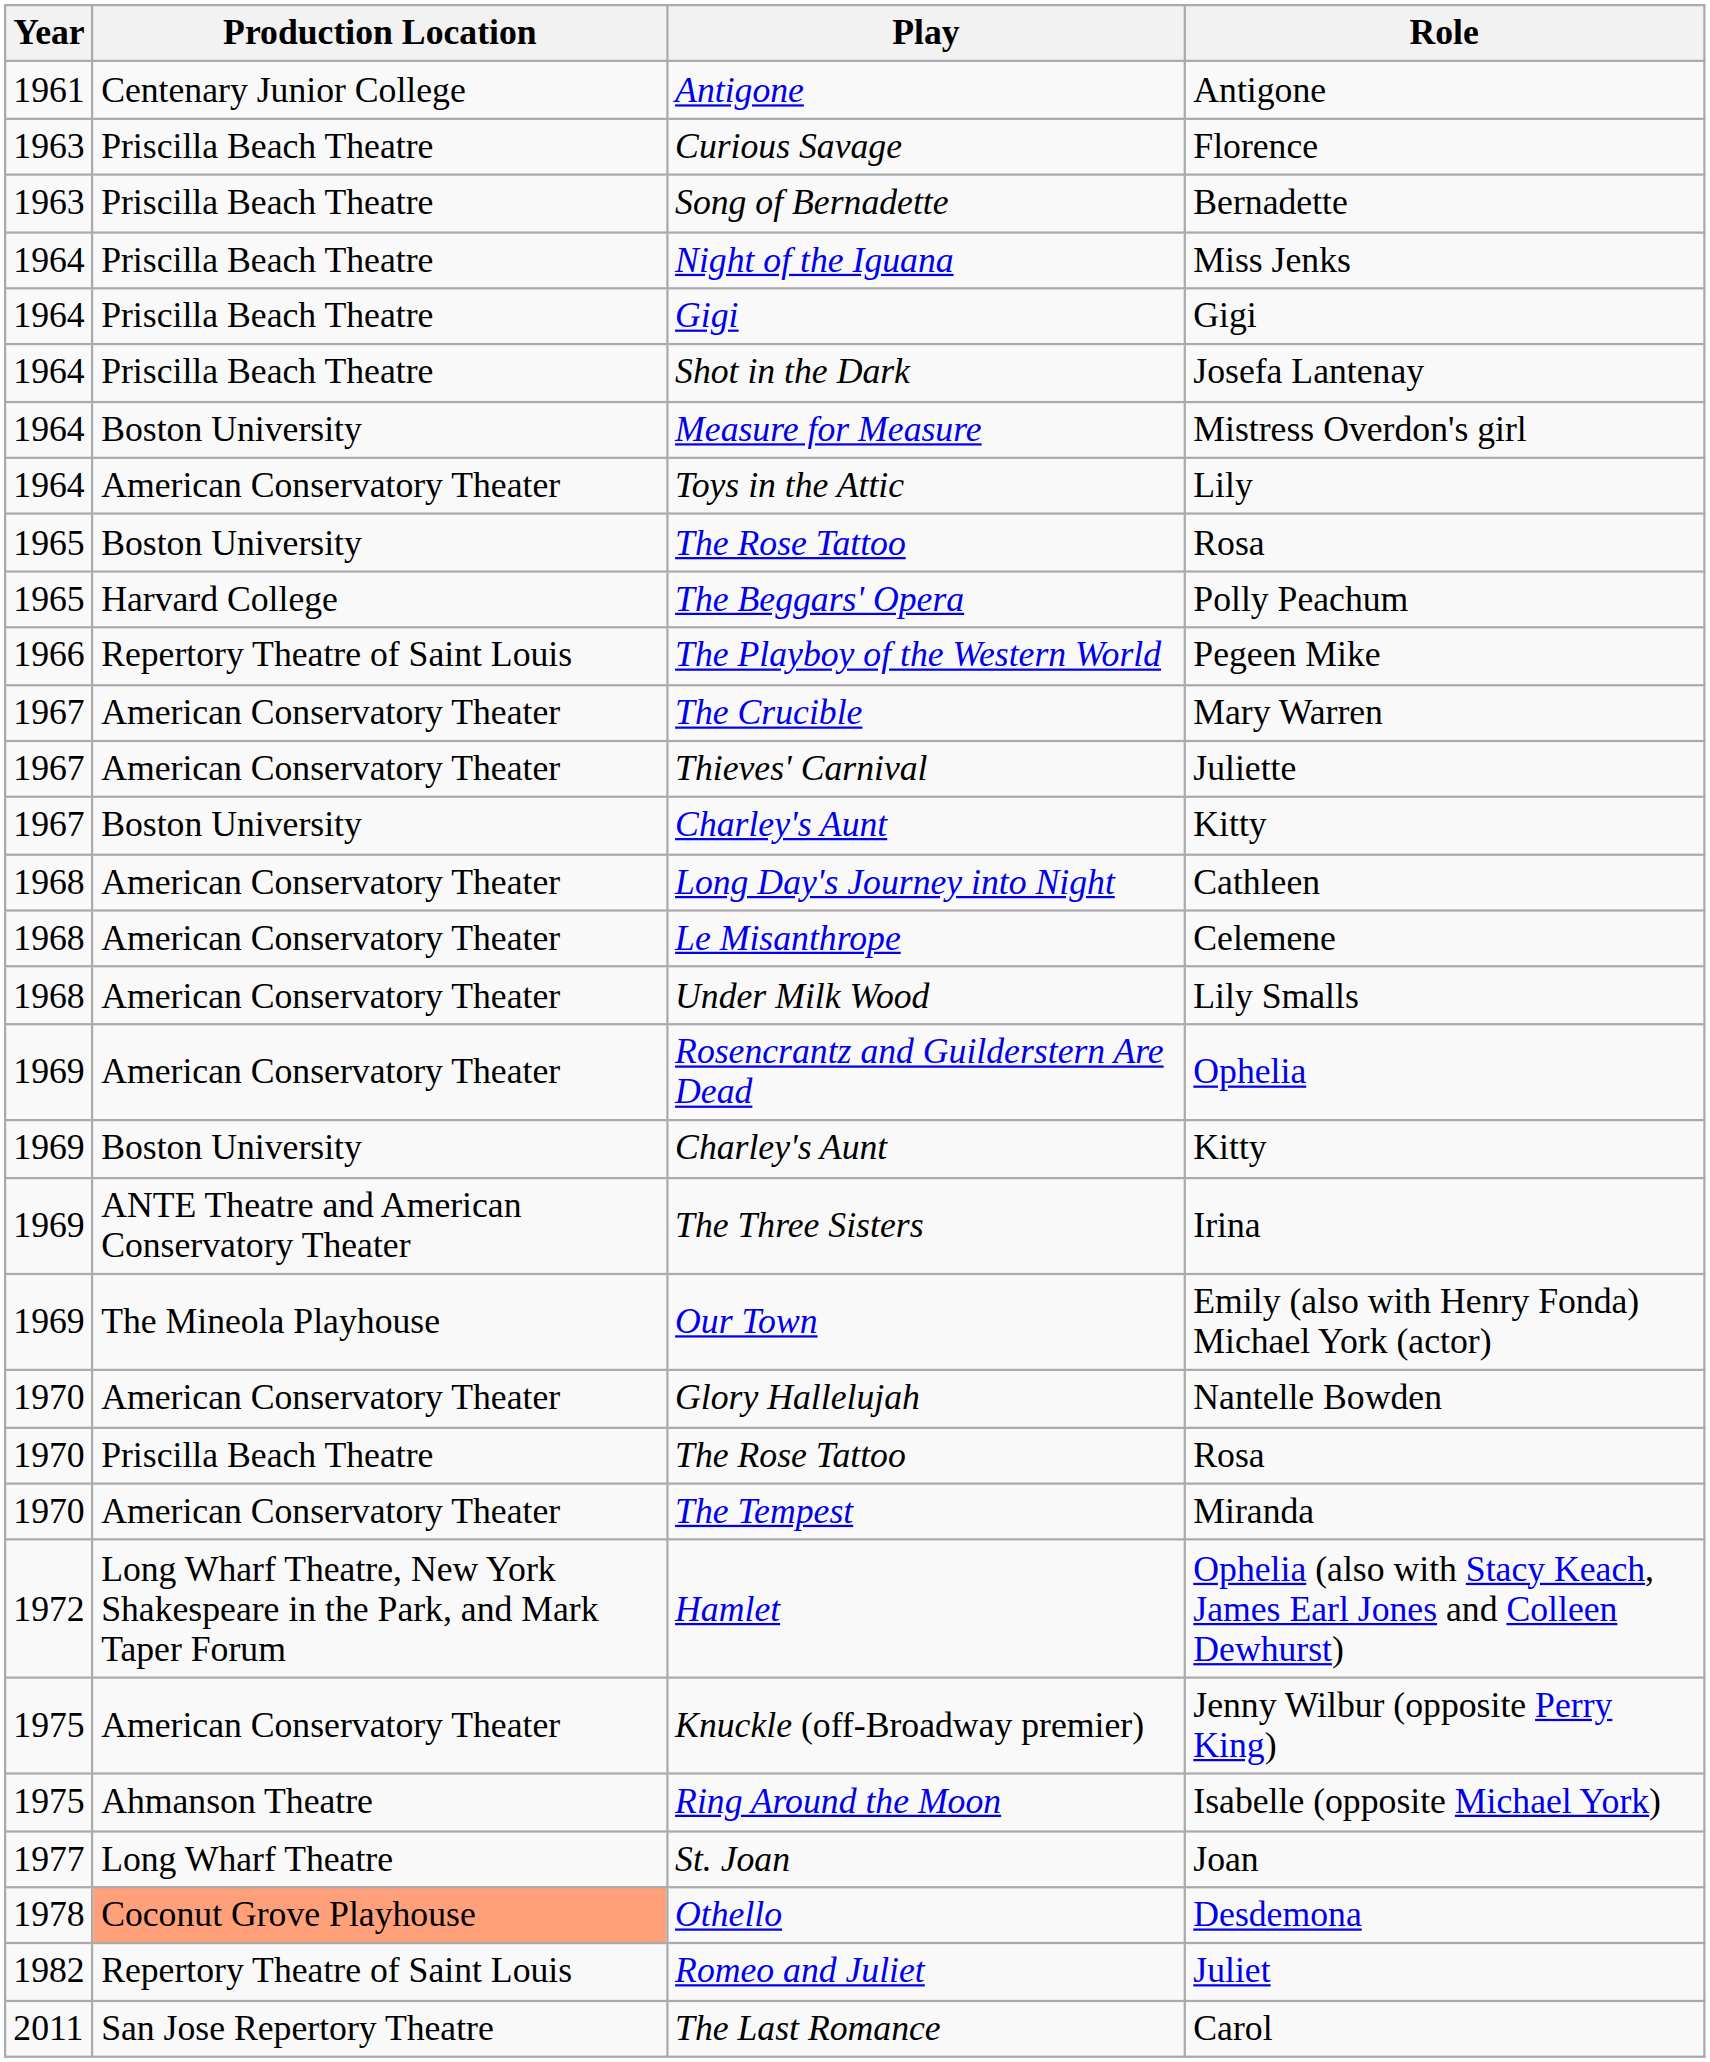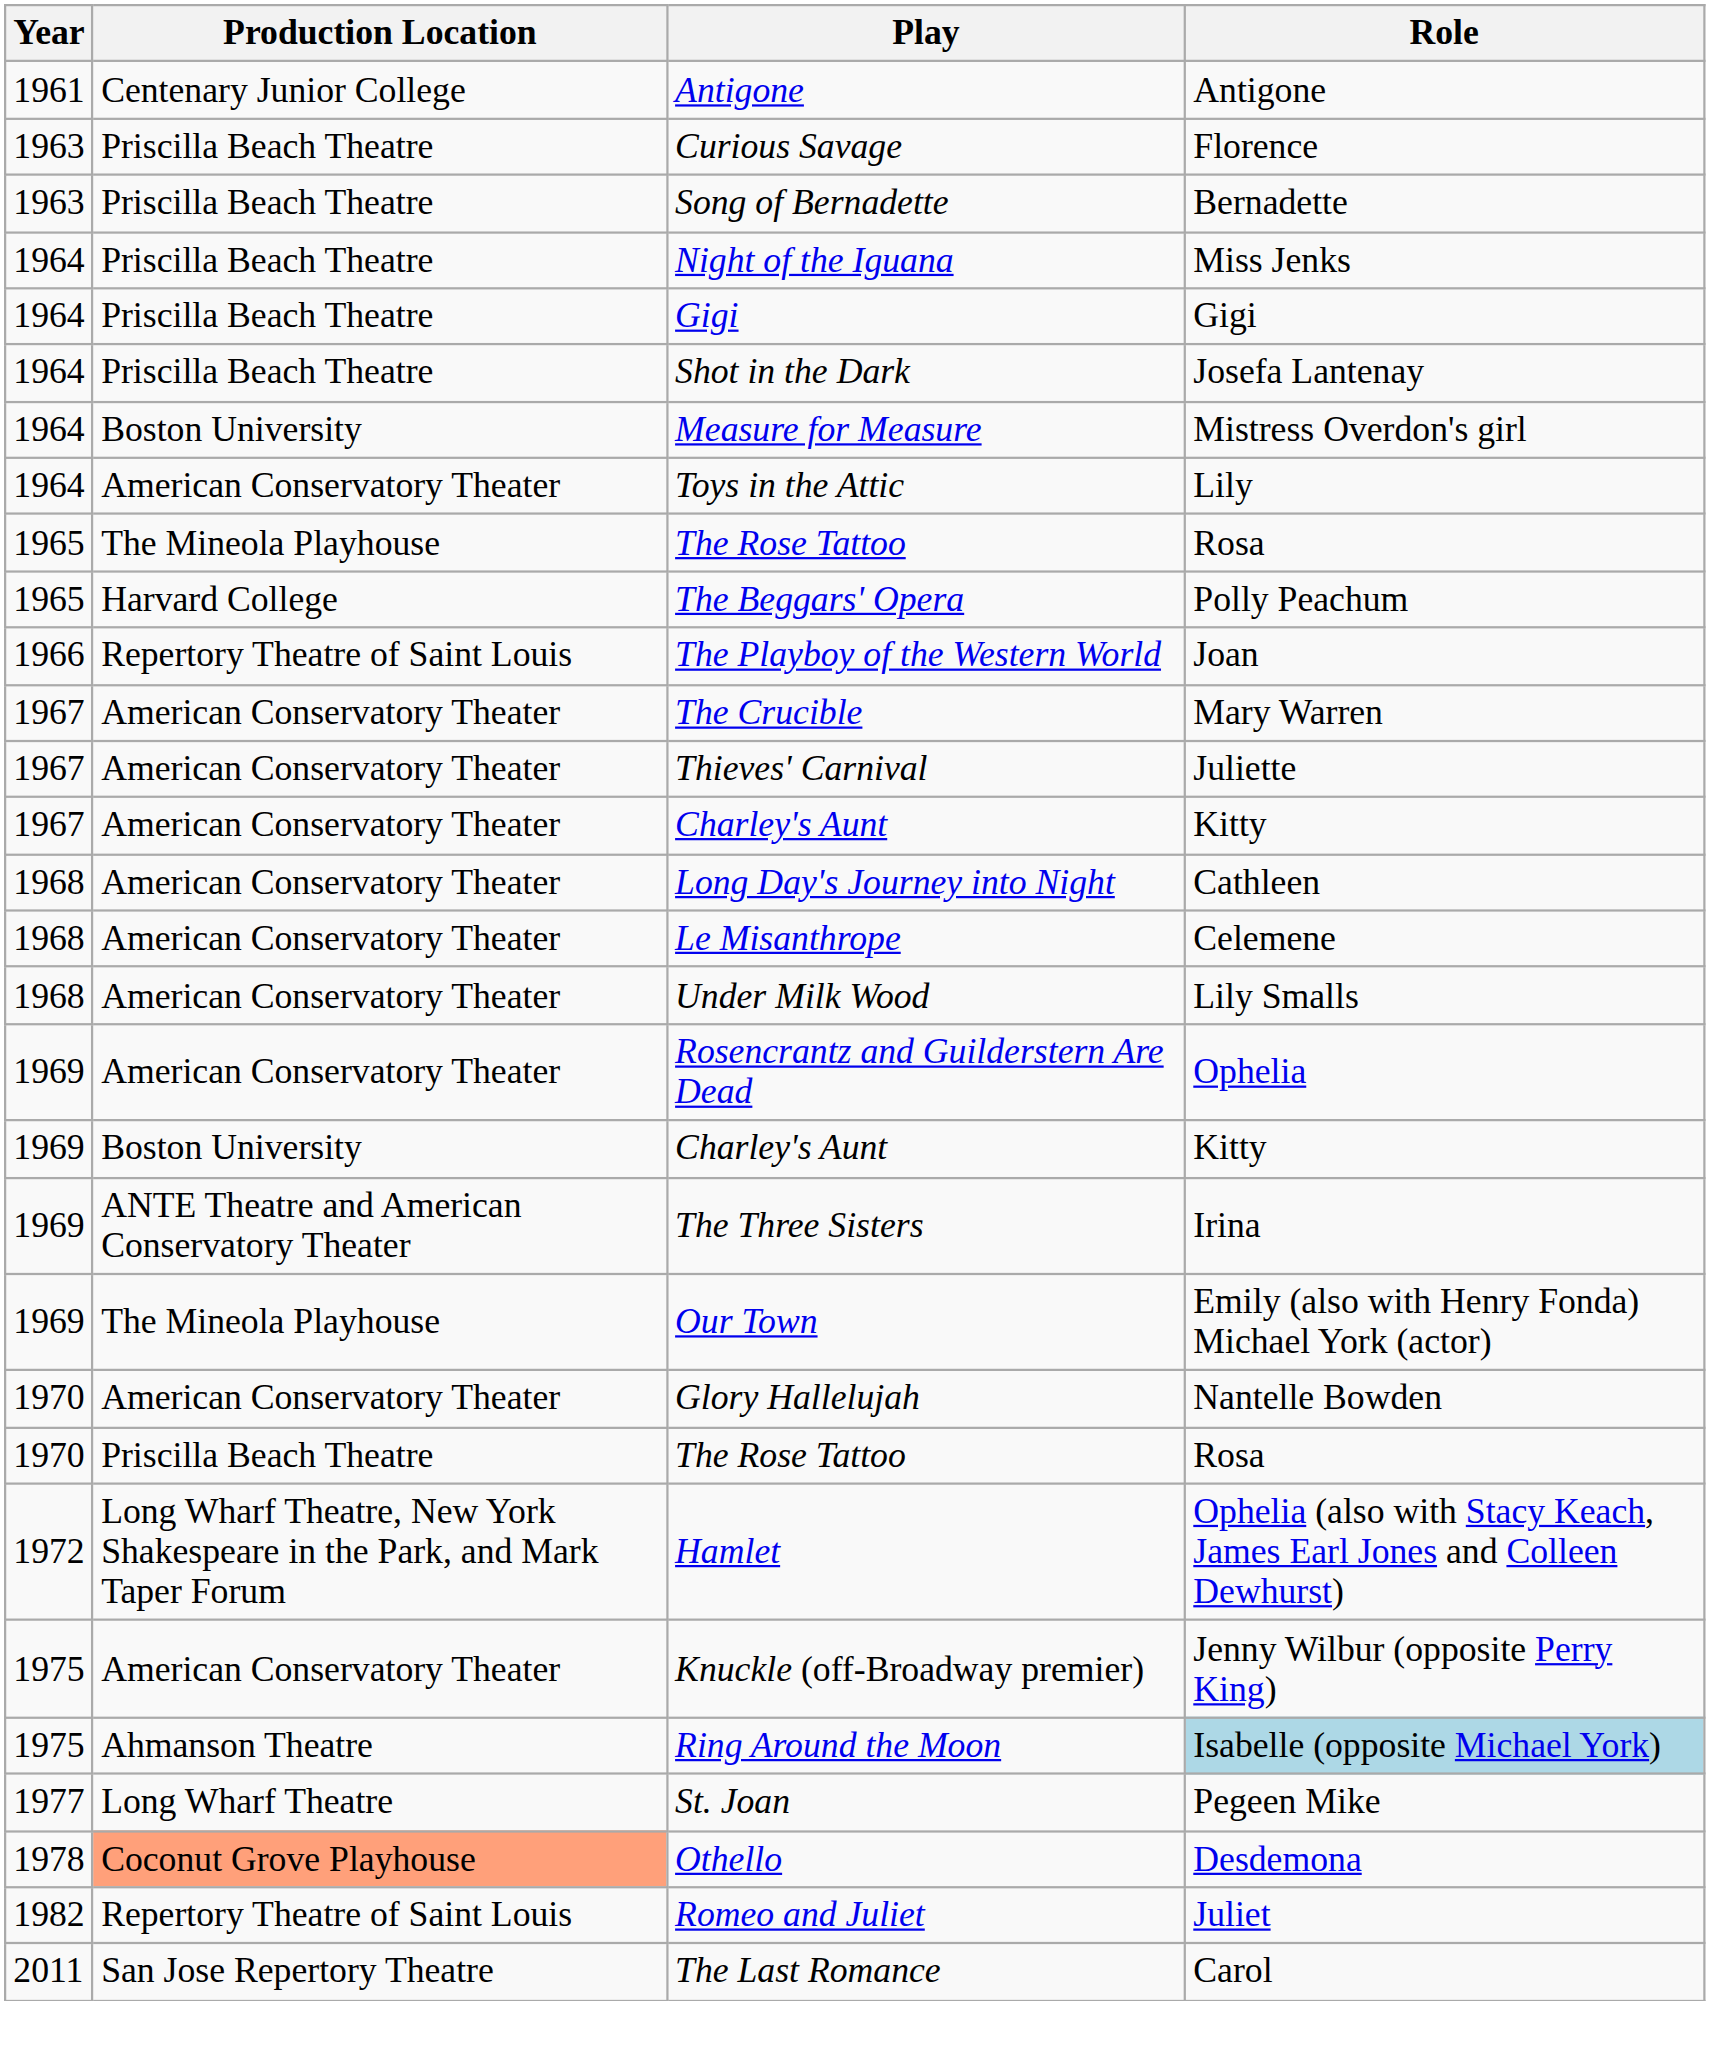(231, 542) Boston University -> (271, 542) The Mineola Playhouse
(1287, 655) Pegeen Mike -> (1226, 655) Joan
(231, 825) Boston University -> (331, 825) American Conservatory Theater
- row: (49, 1511)
(1427, 1801) no background -> (1427, 1744) lightblue background
(1226, 1858) Joan -> (1287, 1801) Pegeen Mike
